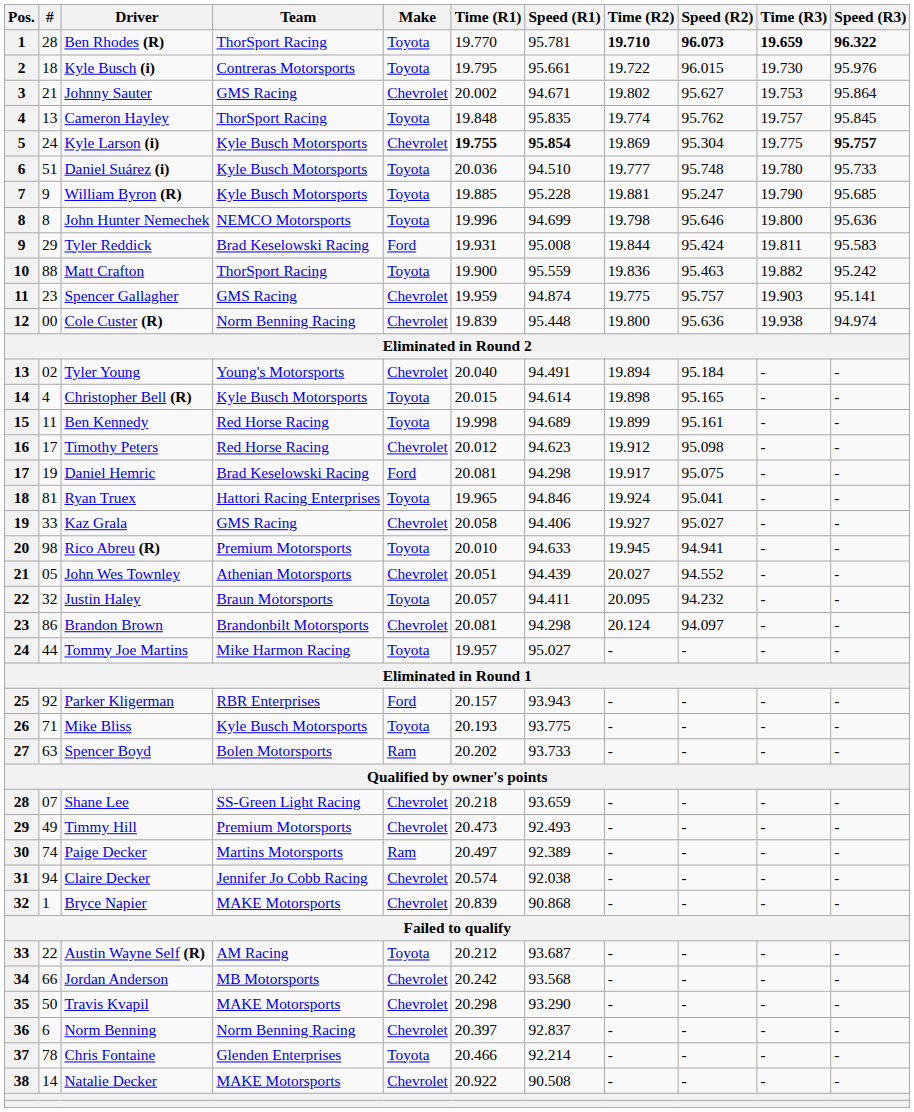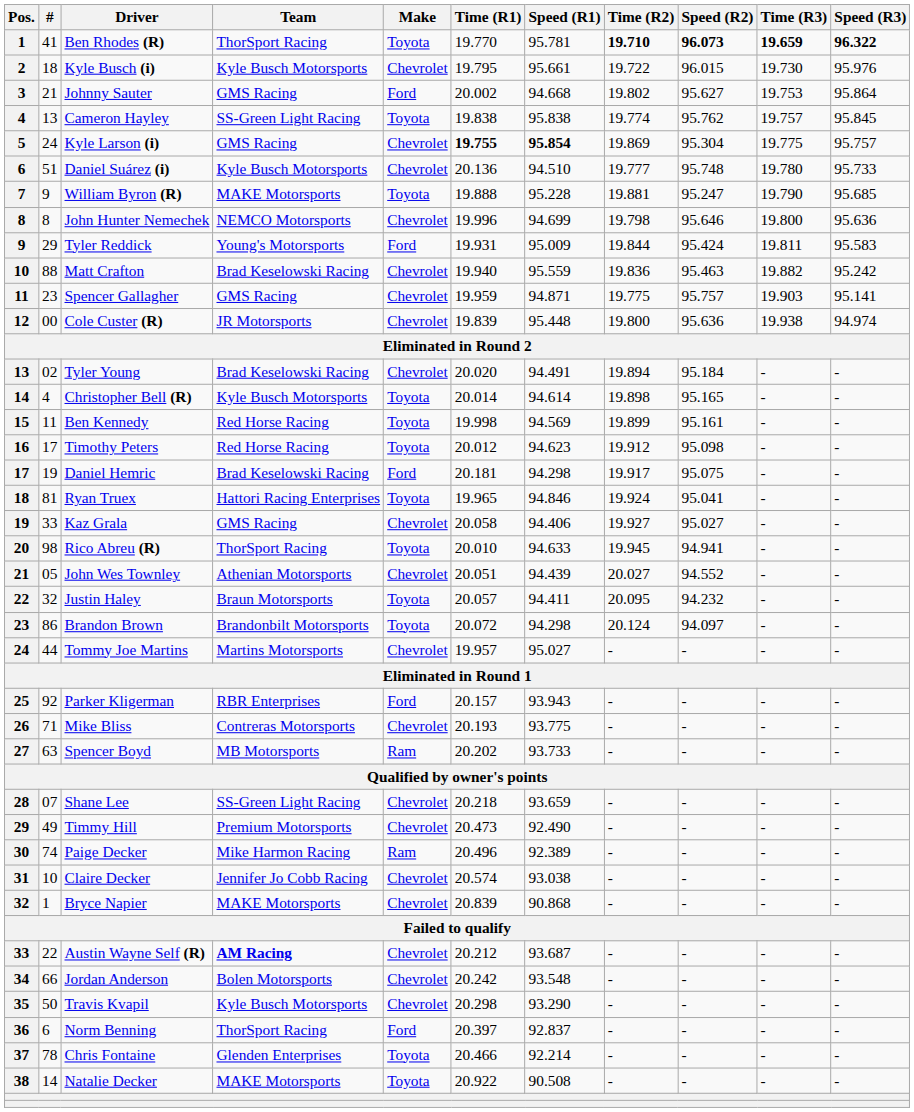(50, 42) 28 -> (50, 42) 41
(286, 67) Contreras Motorsports -> (292, 67) Kyle Busch Motorsports
(408, 67) Toyota -> (417, 67) Chevrolet
(417, 93) Chevrolet -> (402, 93) Ford
(550, 93) 94.671 -> (550, 93) 94.668
(272, 118) ThorSport Racing -> (288, 118) SS-Green Light Racing
(476, 118) 19.848 -> (476, 118) 19.838
(550, 118) 95.835 -> (550, 118) 95.838
(292, 143) Kyle Busch Motorsports -> (257, 143) GMS Racing
(855, 143) bold -> (855, 143) normal
(408, 169) Toyota -> (417, 169) Chevrolet
(476, 169) 20.036 -> (476, 169) 20.136
(292, 194) Kyle Busch Motorsports -> (278, 194) MAKE Motorsports
(476, 194) 19.885 -> (476, 194) 19.888
(408, 219) Toyota -> (417, 219) Chevrolet
(293, 245) Brad Keselowski Racing -> (280, 245) Young's Motorsports
(550, 245) 95.008 -> (550, 245) 95.009
(272, 270) ThorSport Racing -> (293, 270) Brad Keselowski Racing
(408, 270) Toyota -> (417, 270) Chevrolet
(476, 270) 19.900 -> (476, 270) 19.940
(550, 295) 94.874 -> (550, 295) 94.871
(286, 321) Norm Benning Racing -> (264, 321) JR Motorsports
(280, 371) Young's Motorsports -> (293, 371) Brad Keselowski Racing
(476, 371) 20.040 -> (476, 371) 20.020
(476, 397) 20.015 -> (476, 397) 20.014
(550, 422) 94.689 -> (550, 422) 94.569
(417, 447) Chevrolet -> (408, 447) Toyota
(476, 472) 20.081 -> (476, 472) 20.181
(284, 548) Premium Motorsports -> (272, 548) ThorSport Racing
(417, 624) Chevrolet -> (408, 624) Toyota
(476, 624) 20.081 -> (476, 624) 20.072
(283, 650) Mike Harmon Racing -> (280, 650) Martins Motorsports
(408, 650) Toyota -> (417, 650) Chevrolet
(292, 726) Kyle Busch Motorsports -> (286, 726) Contreras Motorsports
(408, 726) Toyota -> (417, 726) Chevrolet
(274, 751) Bolen Motorsports -> (268, 751) MB Motorsports
(550, 827) 92.493 -> (550, 827) 92.490
(280, 852) Martins Motorsports -> (283, 852) Mike Harmon Racing
(476, 852) 20.497 -> (476, 852) 20.496
(50, 877) 94 -> (50, 877) 10
(550, 877) 92.038 -> (550, 877) 93.038
(252, 953) normal -> (254, 953) bold
(408, 953) Toyota -> (417, 953) Chevrolet
(268, 979) MB Motorsports -> (274, 979) Bolen Motorsports
(550, 979) 93.568 -> (550, 979) 93.548
(278, 1004) MAKE Motorsports -> (292, 1004) Kyle Busch Motorsports
(286, 1029) Norm Benning Racing -> (272, 1029) ThorSport Racing
(417, 1029) Chevrolet -> (402, 1029) Ford
(417, 1080) Chevrolet -> (408, 1080) Toyota
